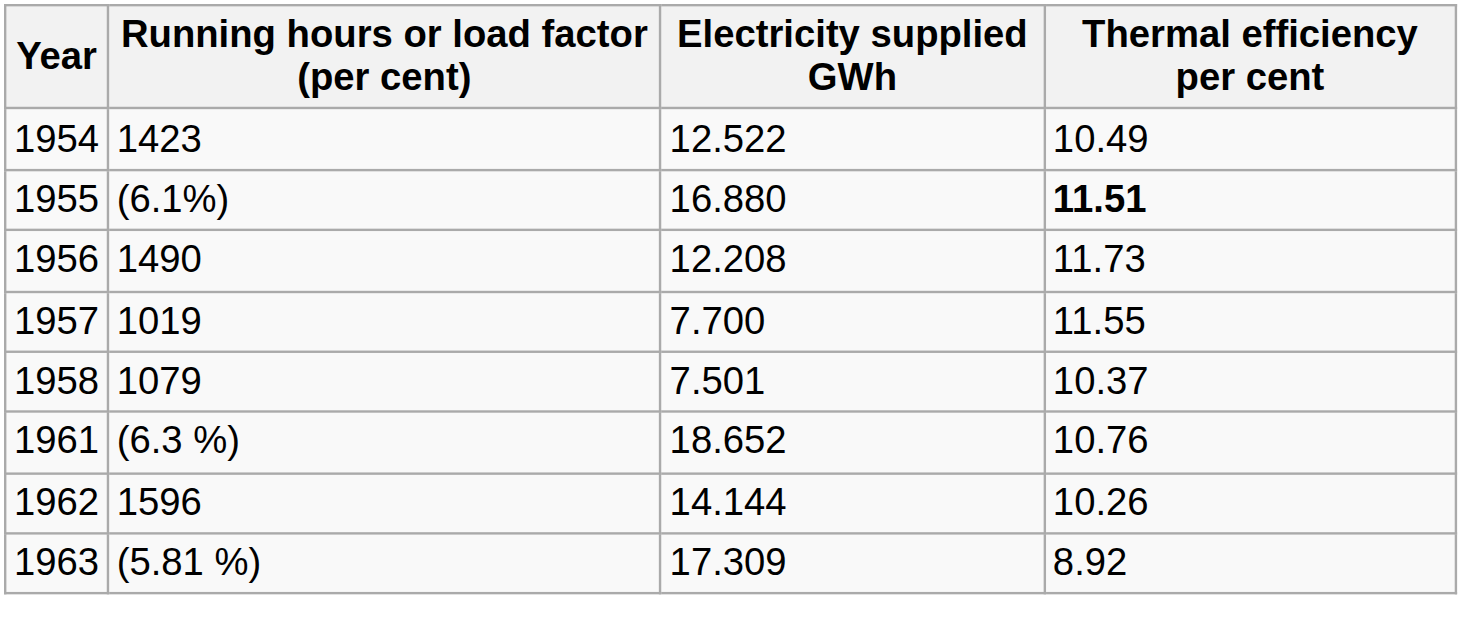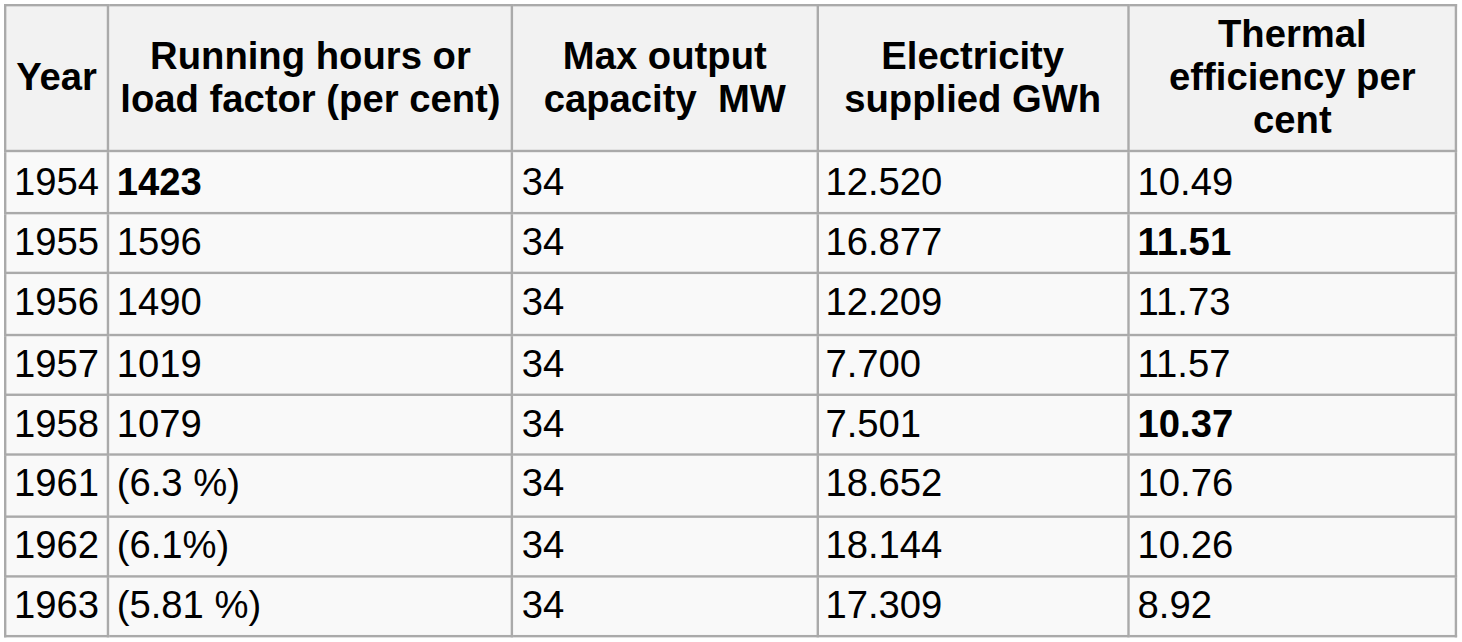+ column: (665, 77)
(159, 138) normal -> (159, 181) bold
(728, 138) 12.522 -> (884, 181) 12.520
(173, 199) (6.1%) -> (159, 242) 1596
(728, 199) 16.880 -> (884, 242) 16.877
(728, 259) 12.208 -> (884, 302) 12.209
(1099, 320) 11.55 -> (1184, 363) 11.57
(1101, 381) normal -> (1185, 424) bold
(159, 502) 1596 -> (173, 545) (6.1%)
(728, 502) 14.144 -> (884, 545) 18.144
